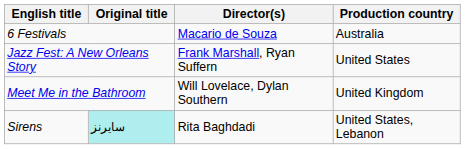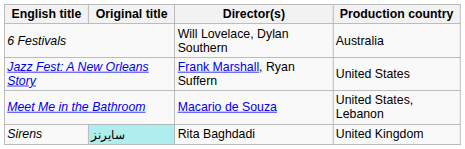(227, 33) Macario de Souza -> (233, 40) Will Lovelace, Dylan Southern
(233, 93) Will Lovelace, Dylan Southern -> (227, 107) Macario de Souza
(380, 93) United Kingdom -> (375, 107) United States, Lebanon
(375, 127) United States, Lebanon -> (380, 134) United Kingdom
